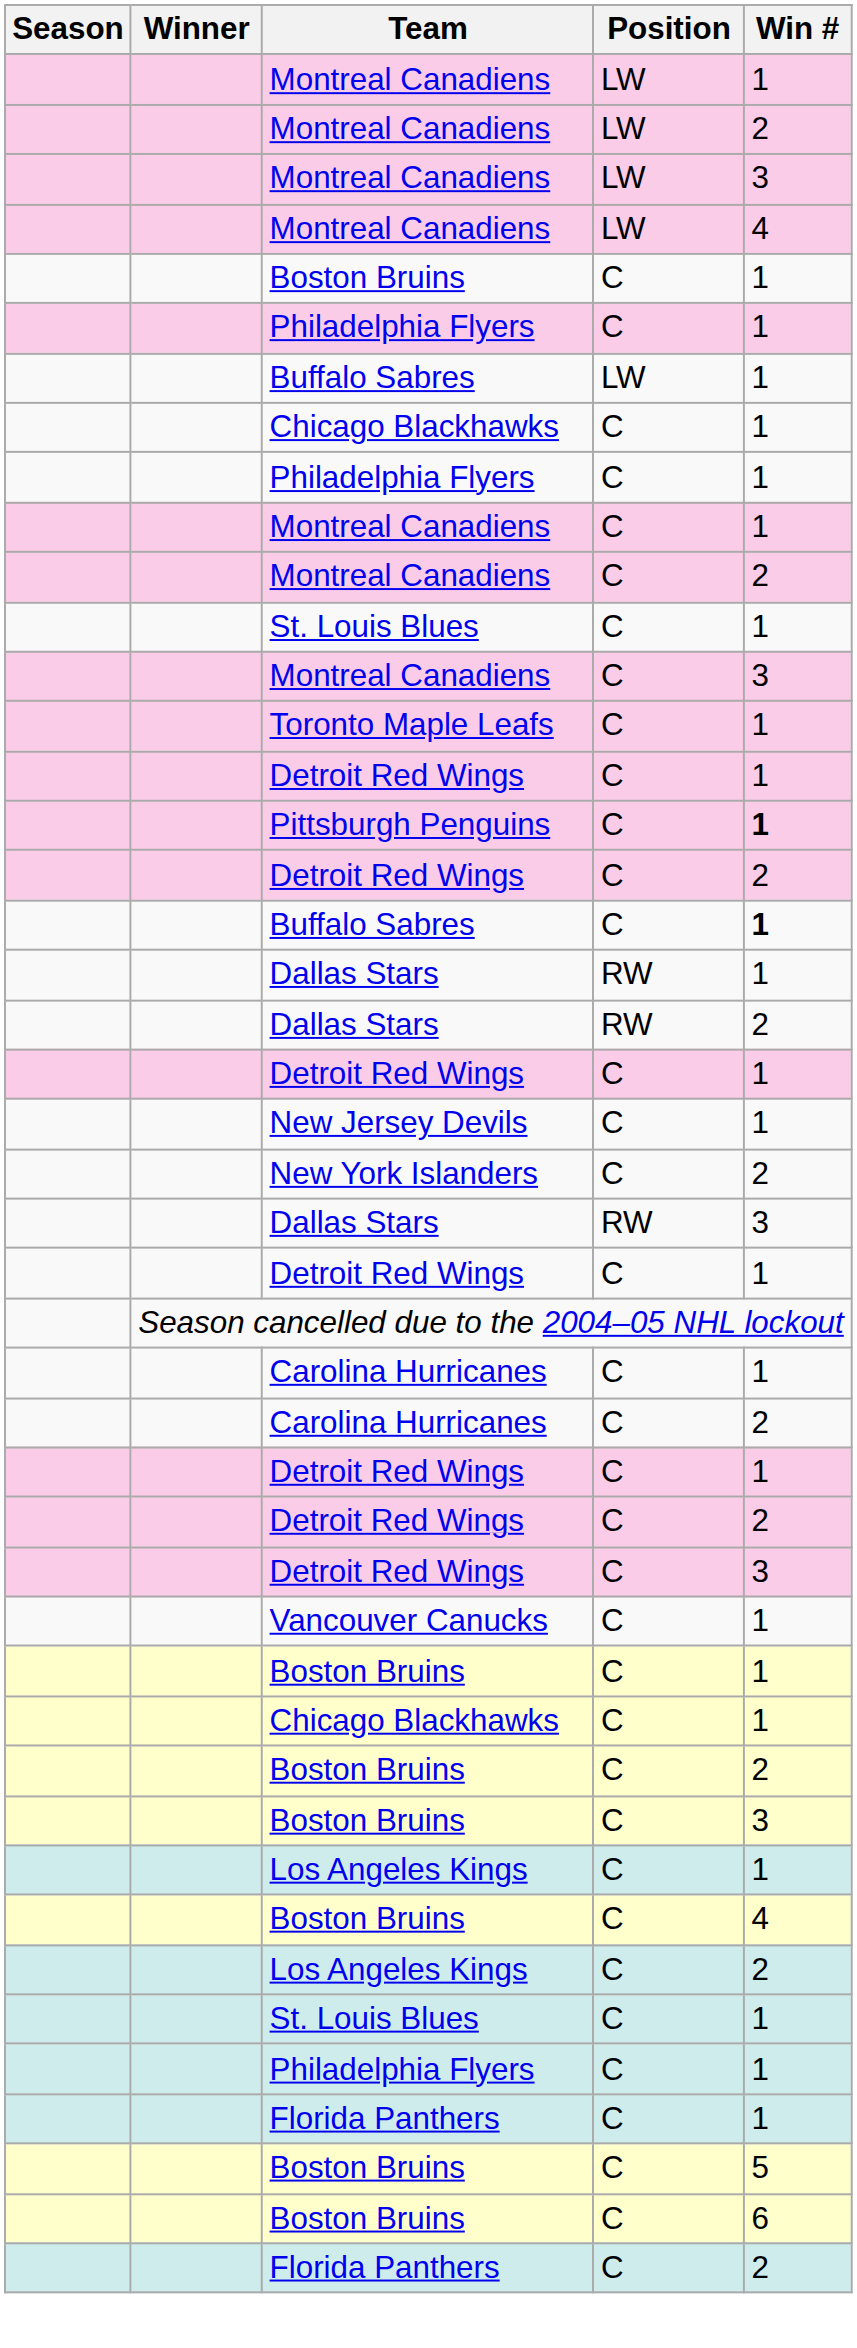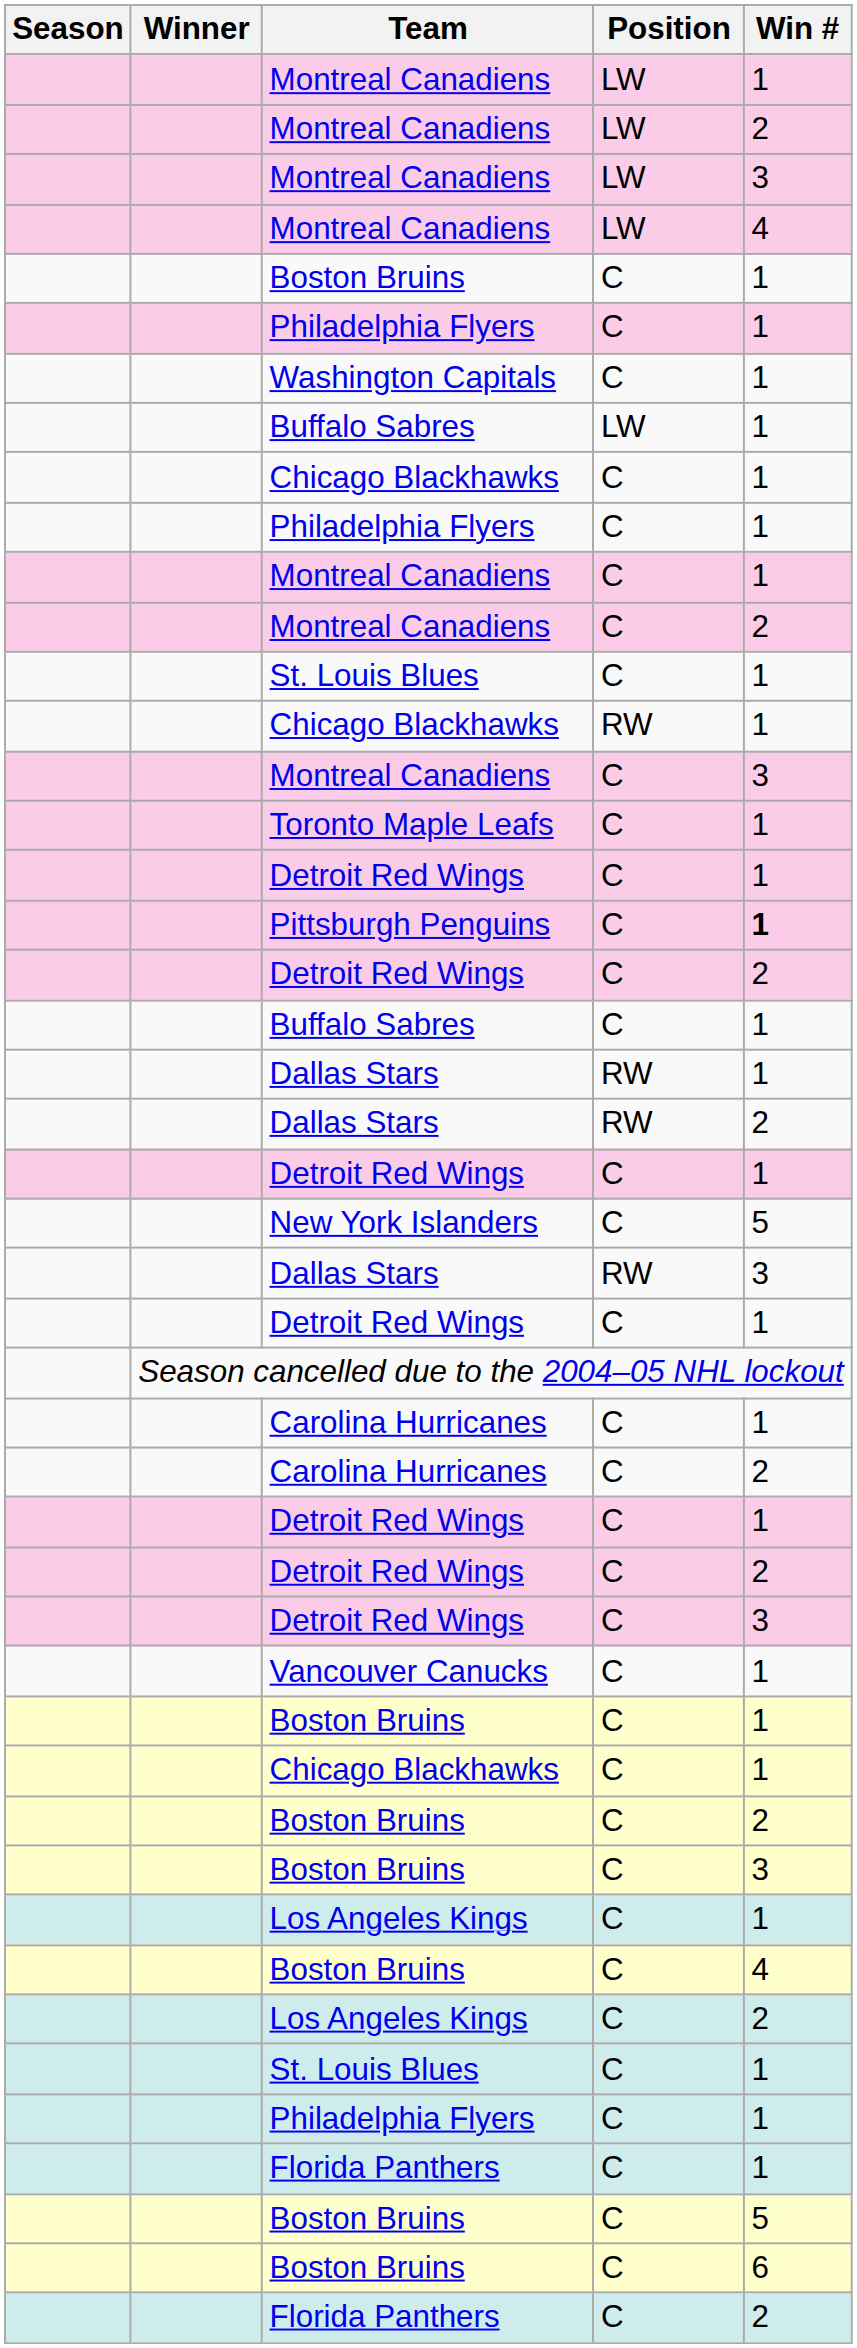+ row: (413, 377)
+ row: (414, 725)
(760, 924) bold -> (760, 1024) normal
- row: (399, 1123)
(760, 1173) 2 -> (760, 1223) 5
